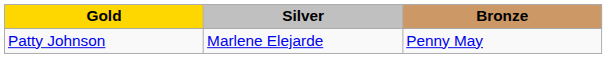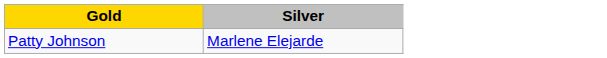- column: (502, 16)
